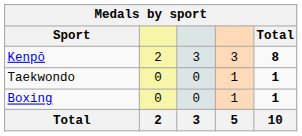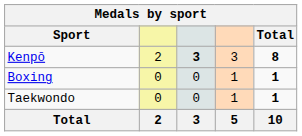(196, 57) normal -> (196, 57) bold
rows swapped: (41, 78) <-> (30, 99)
